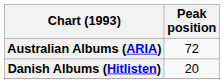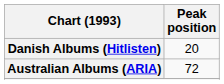rows swapped: (84, 48) <-> (84, 68)
